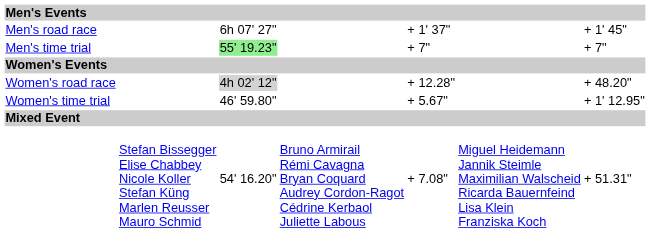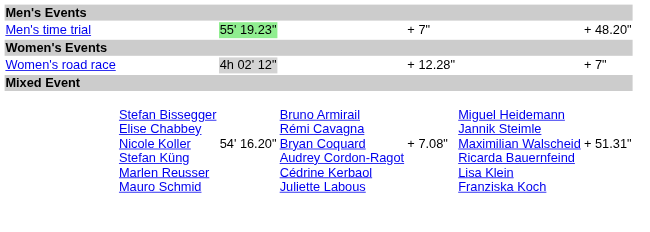- row: (51, 30)
(595, 47) + 7" -> (608, 30) + 48.20"
(608, 83) + 48.20" -> (595, 65) + 7"
- row: (58, 100)
